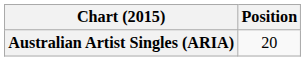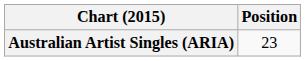(269, 42) 20 -> (269, 42) 23
